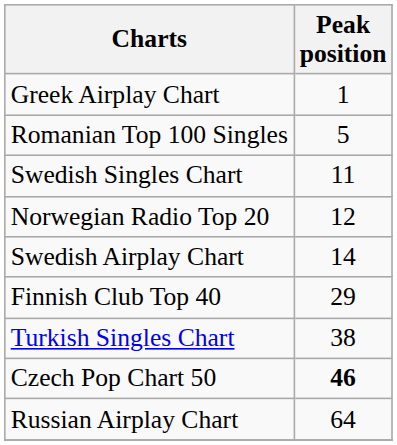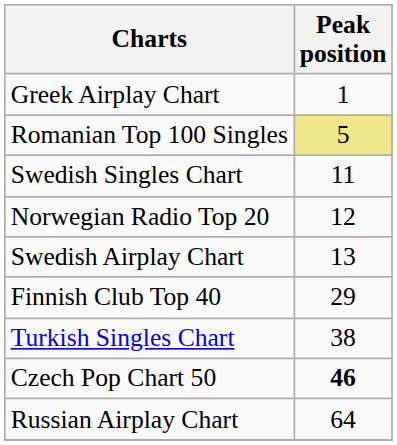(343, 134) no background -> (343, 134) khaki background
(343, 256) 14 -> (343, 256) 13
